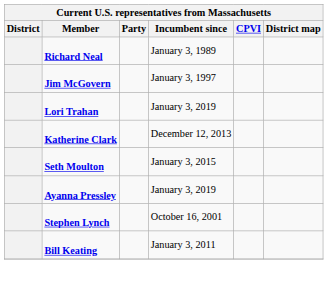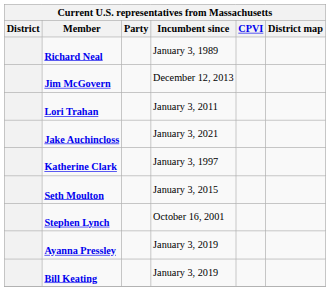(183, 78) January 3, 1997 -> (193, 78) December 12, 2013
(183, 106) January 3, 2019 -> (185, 106) January 3, 2011
+ row: (82, 139)
(191, 134) December 12, 2013 -> (186, 161) January 3, 1997
rows swapped: (80, 195) <-> (77, 223)
(183, 245) January 3, 2011 -> (186, 272) January 3, 2019
